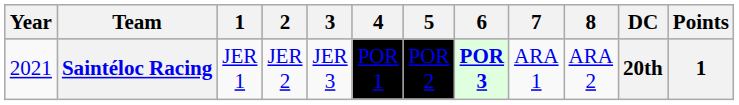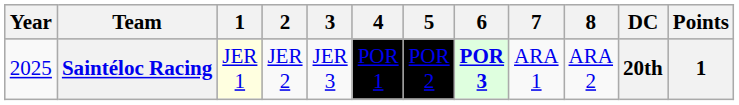(31, 68) 2021 -> (31, 68) 2025
(240, 68) no background -> (240, 68) lightyellow background
